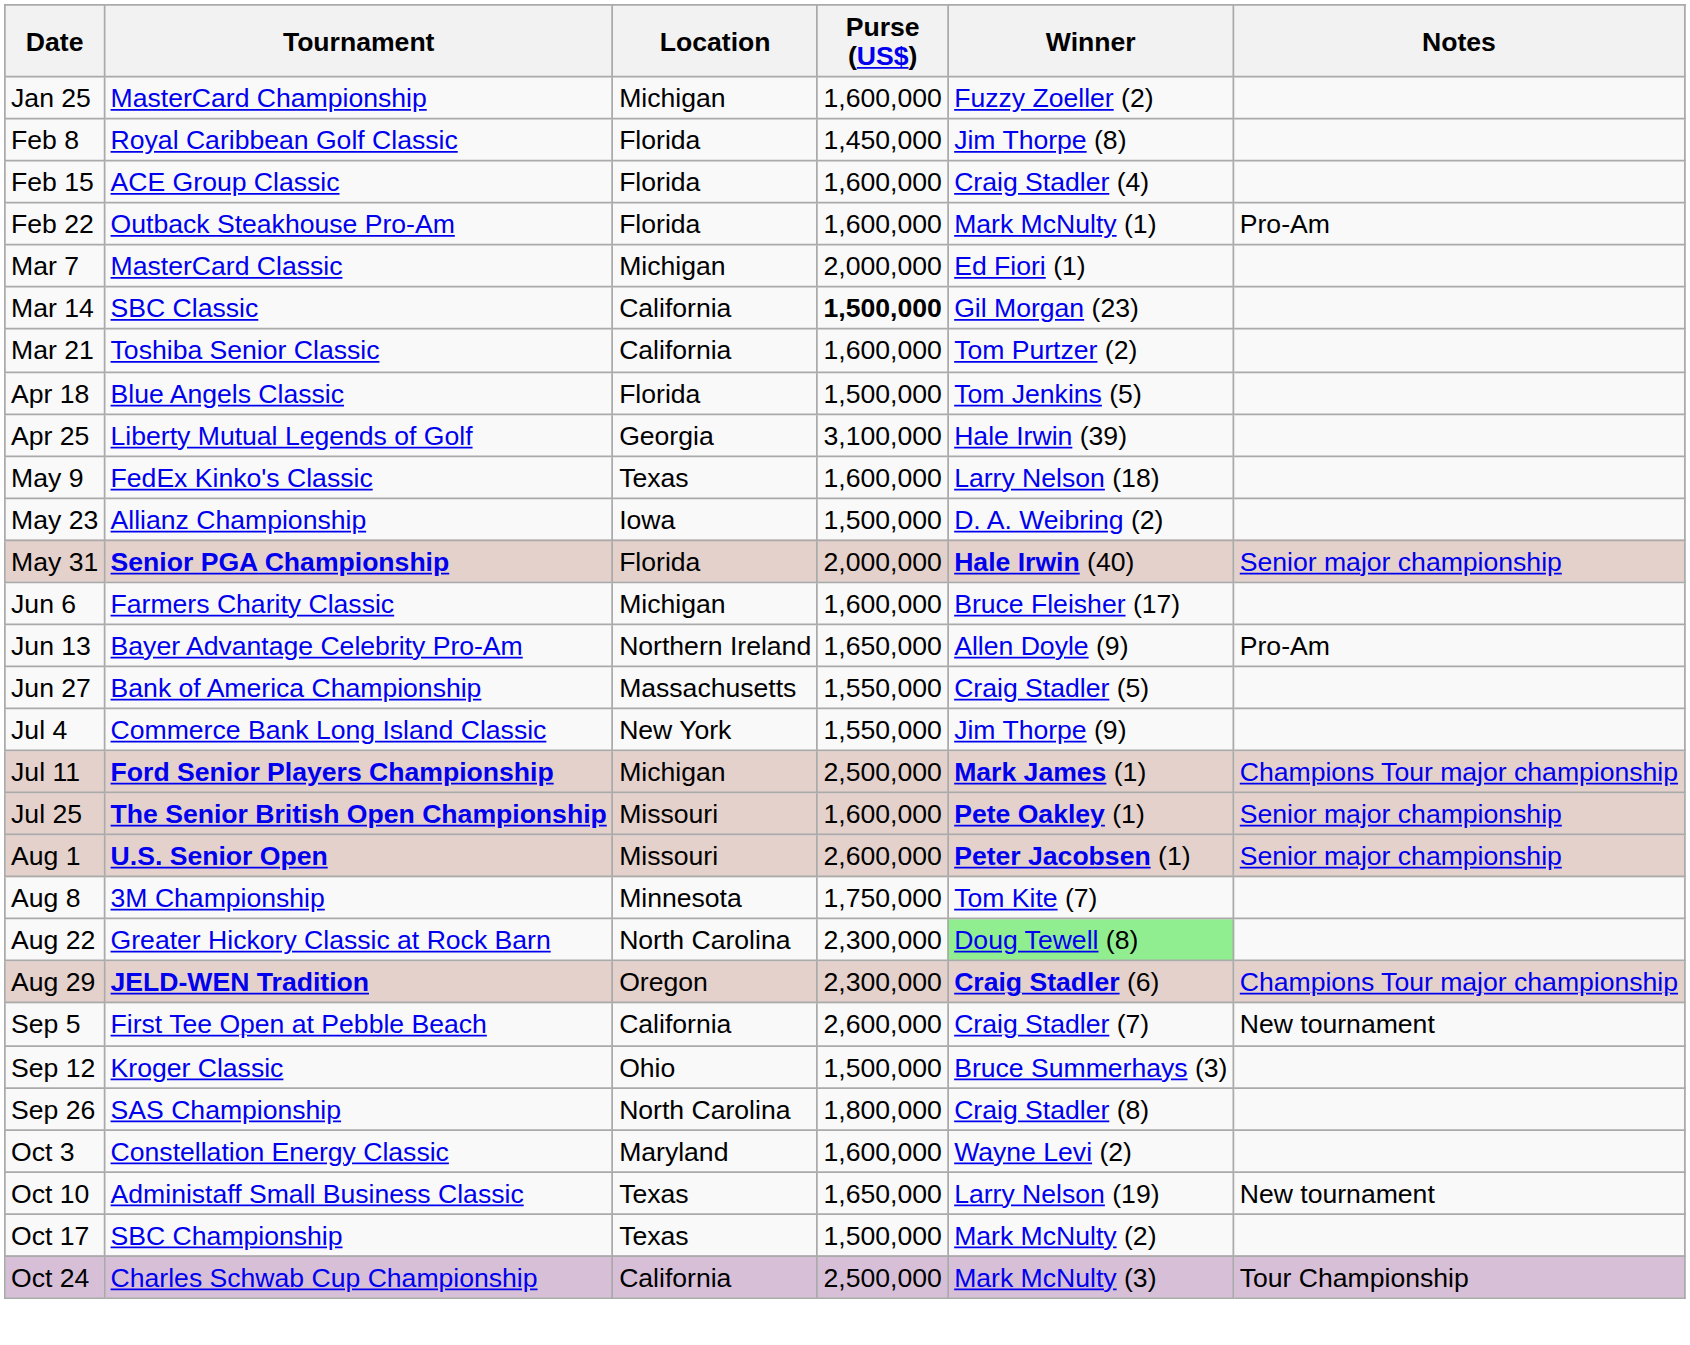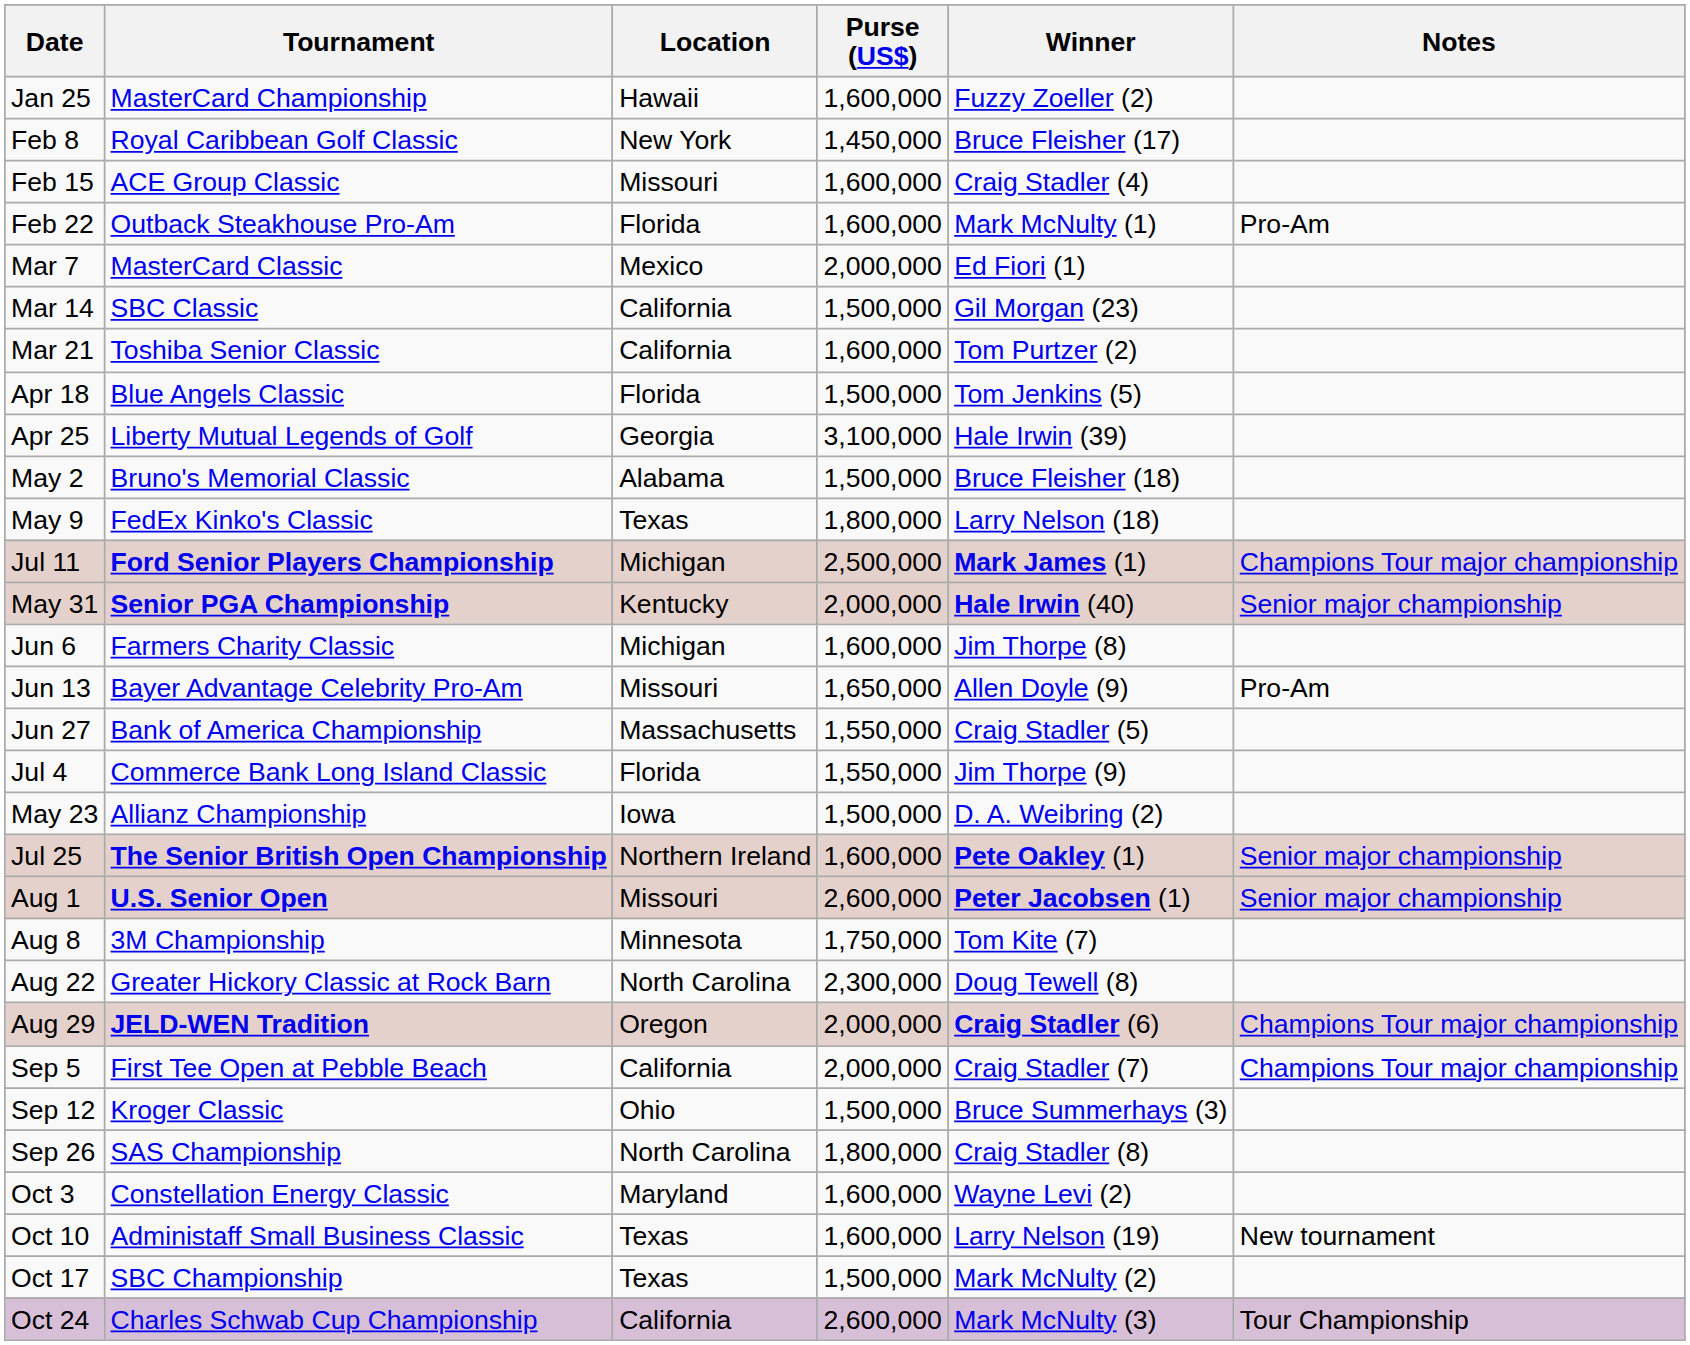(672, 98) Michigan -> (659, 98) Hawaii
(660, 140) Florida -> (675, 140) New York
(1040, 140) Jim Thorpe (8) -> (1067, 140) Bruce Fleisher (17)
(660, 182) Florida -> (669, 182) Missouri
(672, 266) Michigan -> (661, 266) Mexico
(883, 309) bold -> (883, 309) normal
+ row: (47, 477)
(883, 477) 1,600,000 -> (883, 519) 1,800,000
rows swapped: (55, 519) <-> (46, 772)
(660, 561) Florida -> (674, 603) Kentucky
(1067, 603) Bruce Fleisher (17) -> (1040, 645) Jim Thorpe (8)
(715, 645) Northern Ireland -> (669, 688) Missouri
(675, 730) New York -> (660, 772) Florida
(669, 814) Missouri -> (715, 856) Northern Ireland
(1046, 940) lightgreen background -> (1046, 982) no background
(883, 982) 2,300,000 -> (883, 1024) 2,000,000
(883, 1024) 2,600,000 -> (883, 1066) 2,000,000
(1337, 1024) New tournament -> (1459, 1066) Champions Tour major championship
(883, 1193) 1,650,000 -> (883, 1235) 1,600,000
(883, 1277) 2,500,000 -> (883, 1319) 2,600,000
